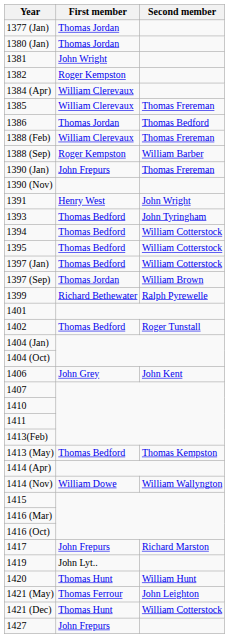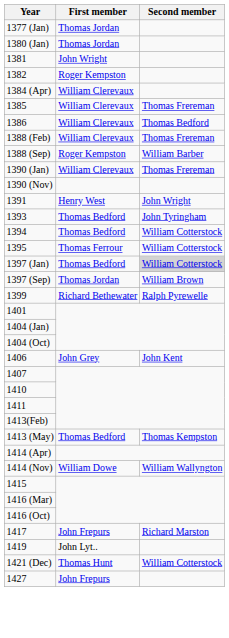(89, 122) Thomas Jordan -> (96, 122) William Clerevaux
(84, 169) John Frepurs -> (96, 169) William Clerevaux
(92, 248) Thomas Bedford -> (90, 248) Thomas Ferrour
(182, 264) no background -> (182, 264) lightgrey background
- row: (17, 327)
- row: (17, 578)
- row: (30, 594)
